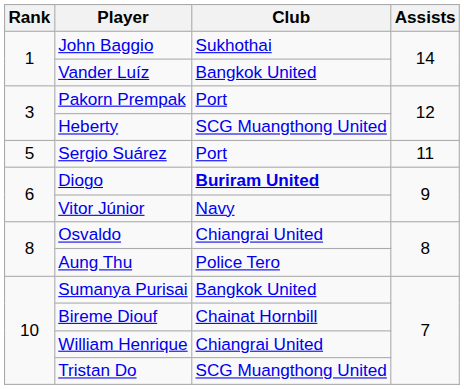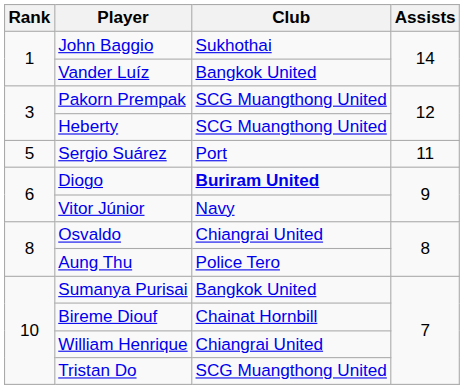(211, 99) Port -> (291, 99) SCG Muangthong United
